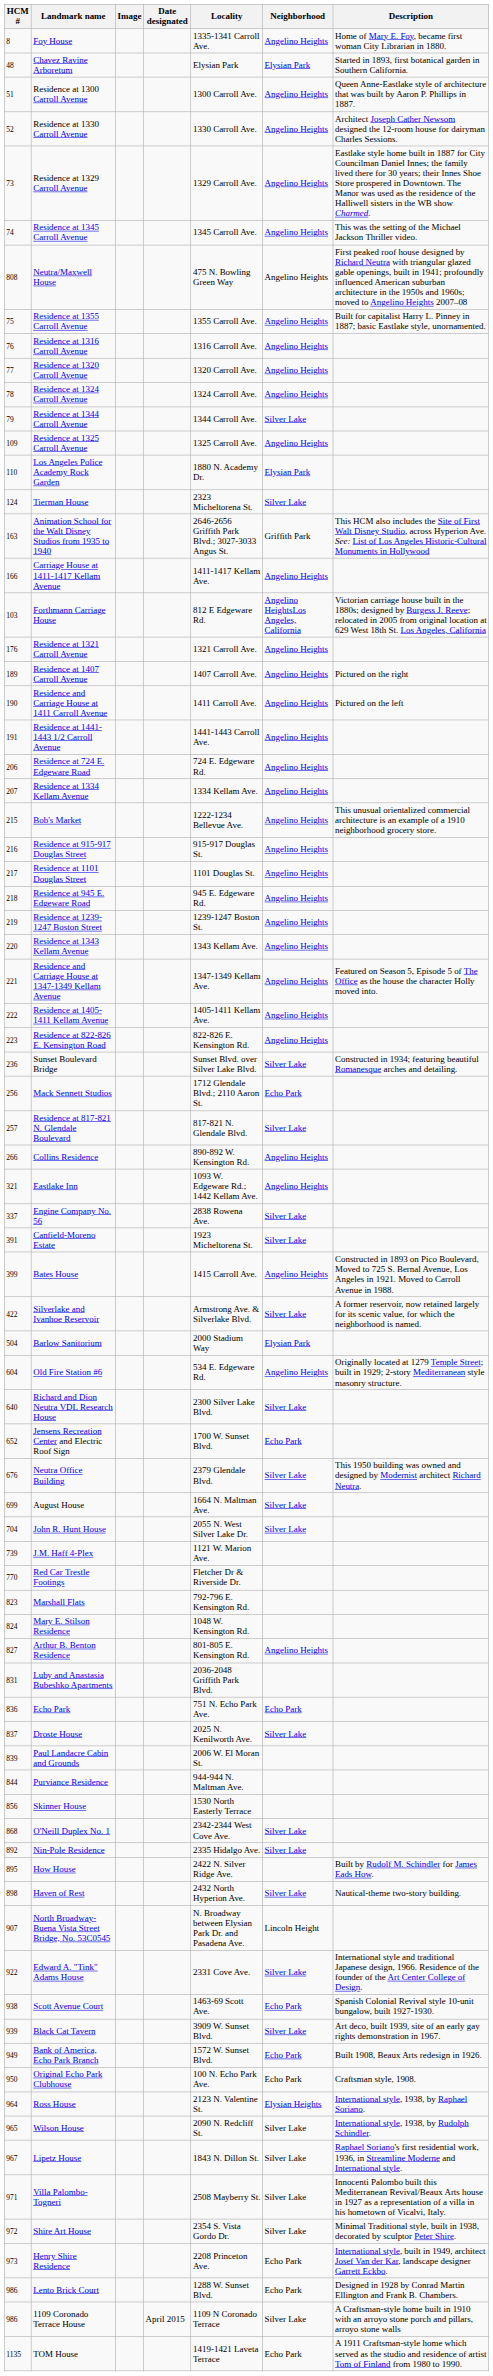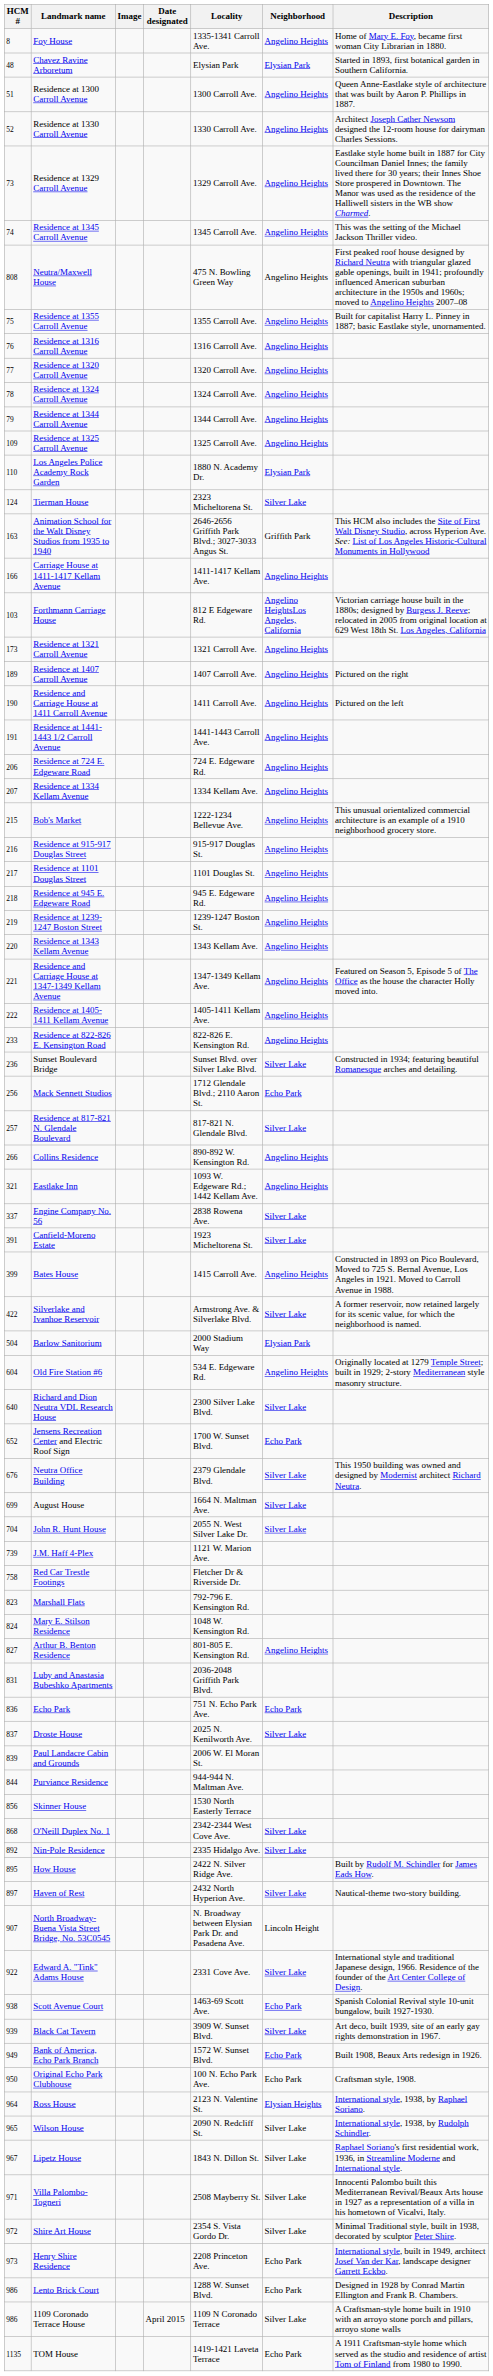(285, 419) Silver Lake -> (296, 419) Angelino Heights
(12, 650) 176 -> (12, 650) 173
(12, 1040) 223 -> (12, 1040) 233
(12, 1578) 770 -> (12, 1578) 758
(12, 1894) 898 -> (12, 1894) 897
